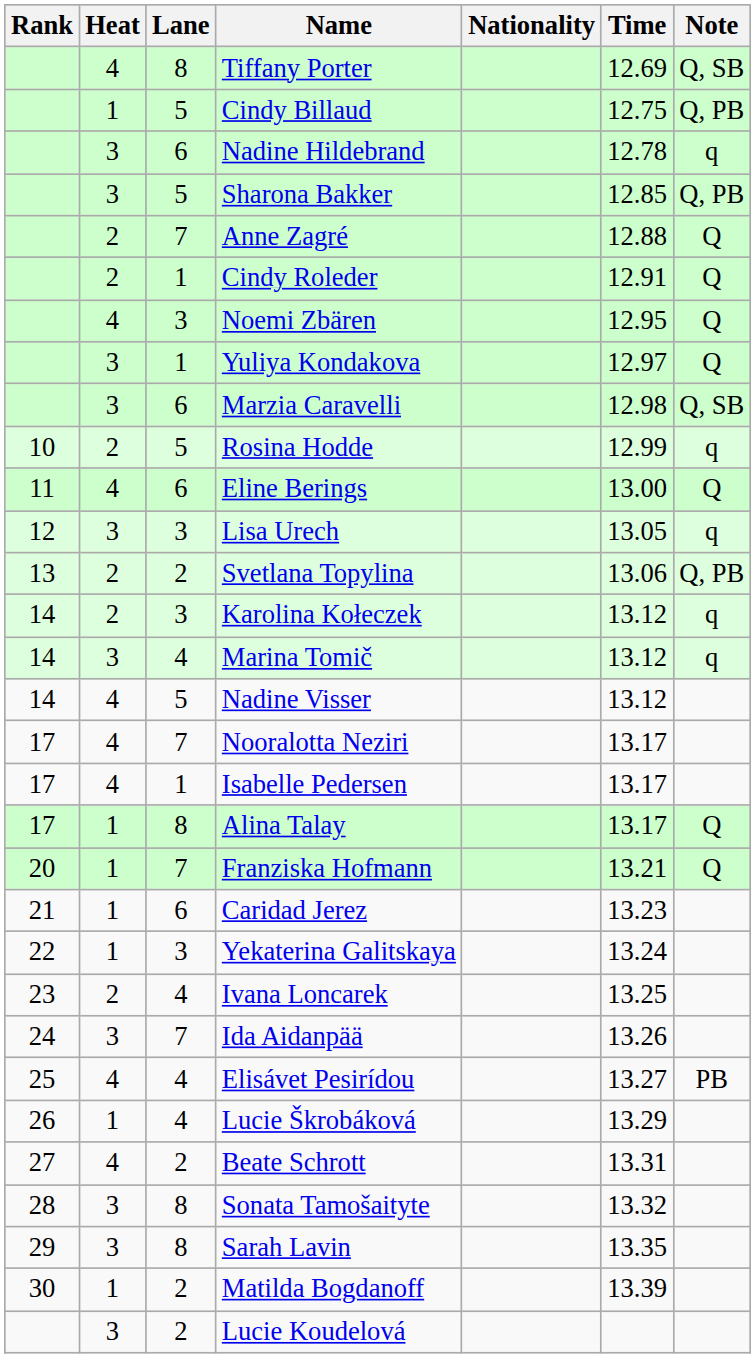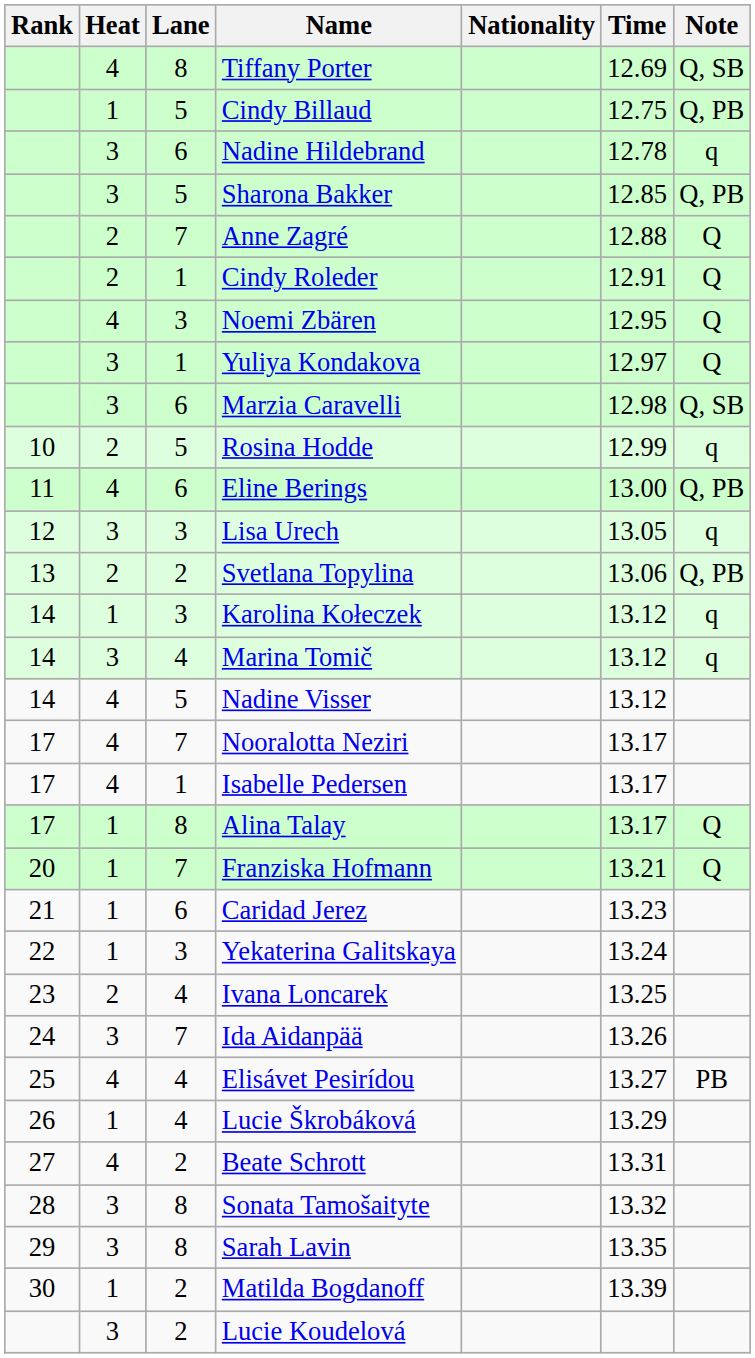(712, 488) Q -> (712, 488) Q, PB
(112, 615) 2 -> (112, 615) 1
